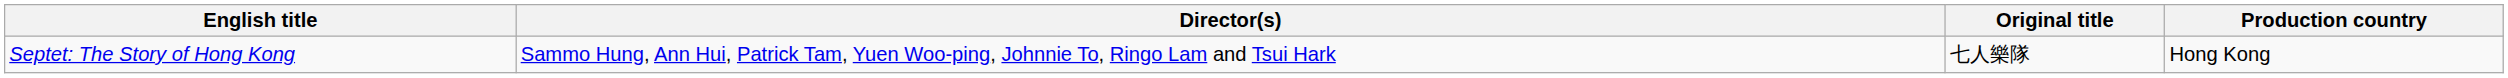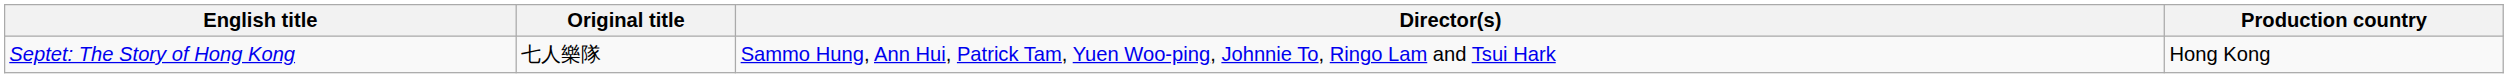columns swapped: (2055, 20) <-> (1230, 20)
